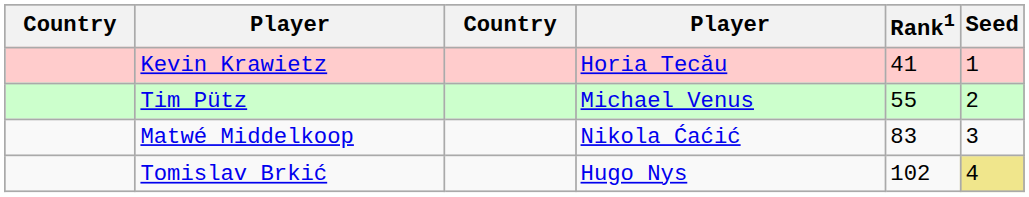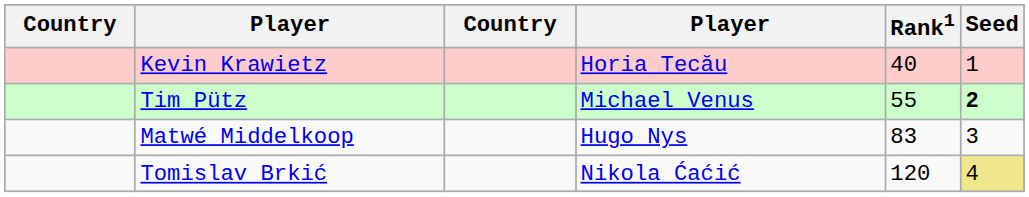(904, 65) 41 -> (904, 65) 40
(972, 101) normal -> (972, 101) bold
(661, 137) Nikola Ćaćić -> (634, 137) Hugo Nys
(634, 174) Hugo Nys -> (661, 174) Nikola Ćaćić
(910, 174) 102 -> (910, 174) 120
